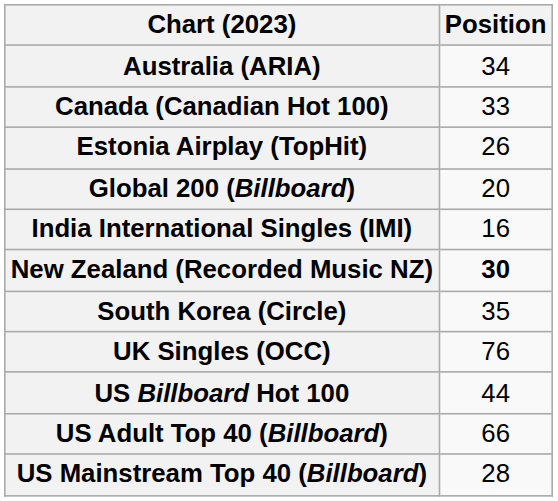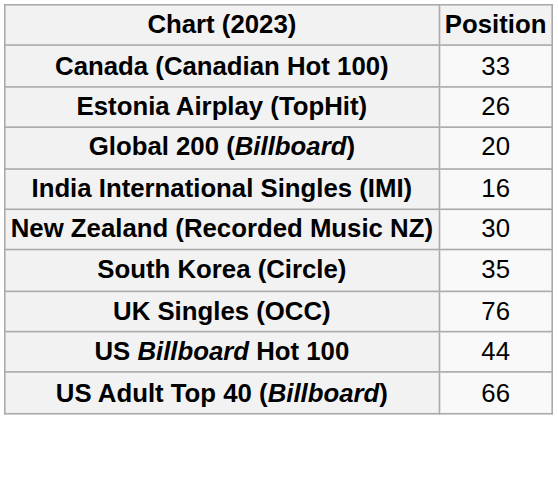- row: (222, 65)
(496, 270) bold -> (496, 229) normal
- row: (222, 474)
